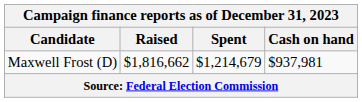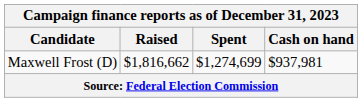(229, 62) $1,214,679 -> (229, 62) $1,274,699
